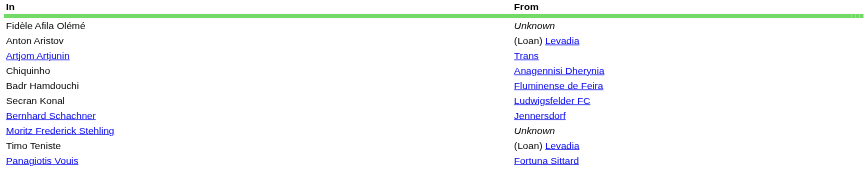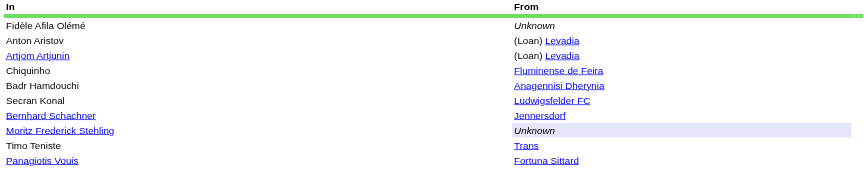(526, 55) Trans -> (547, 55) (Loan) Levadia
(559, 70) Anagennisi Dherynia -> (559, 70) Fluminense de Feira
(559, 85) Fluminense de Feira -> (559, 85) Anagennisi Dherynia
(535, 130) no background -> (535, 130) lavender background
(547, 145) (Loan) Levadia -> (526, 145) Trans
